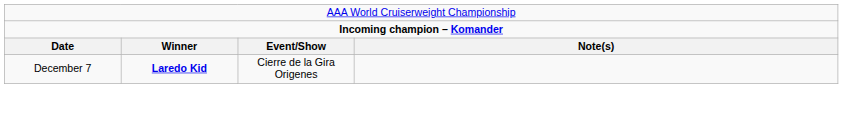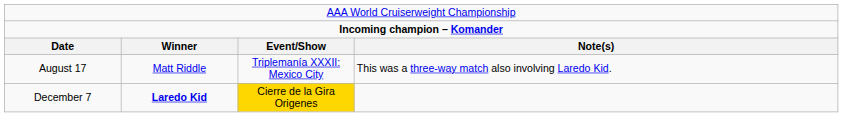+ row: (63, 69)
(296, 69) no background -> (296, 97) gold background
